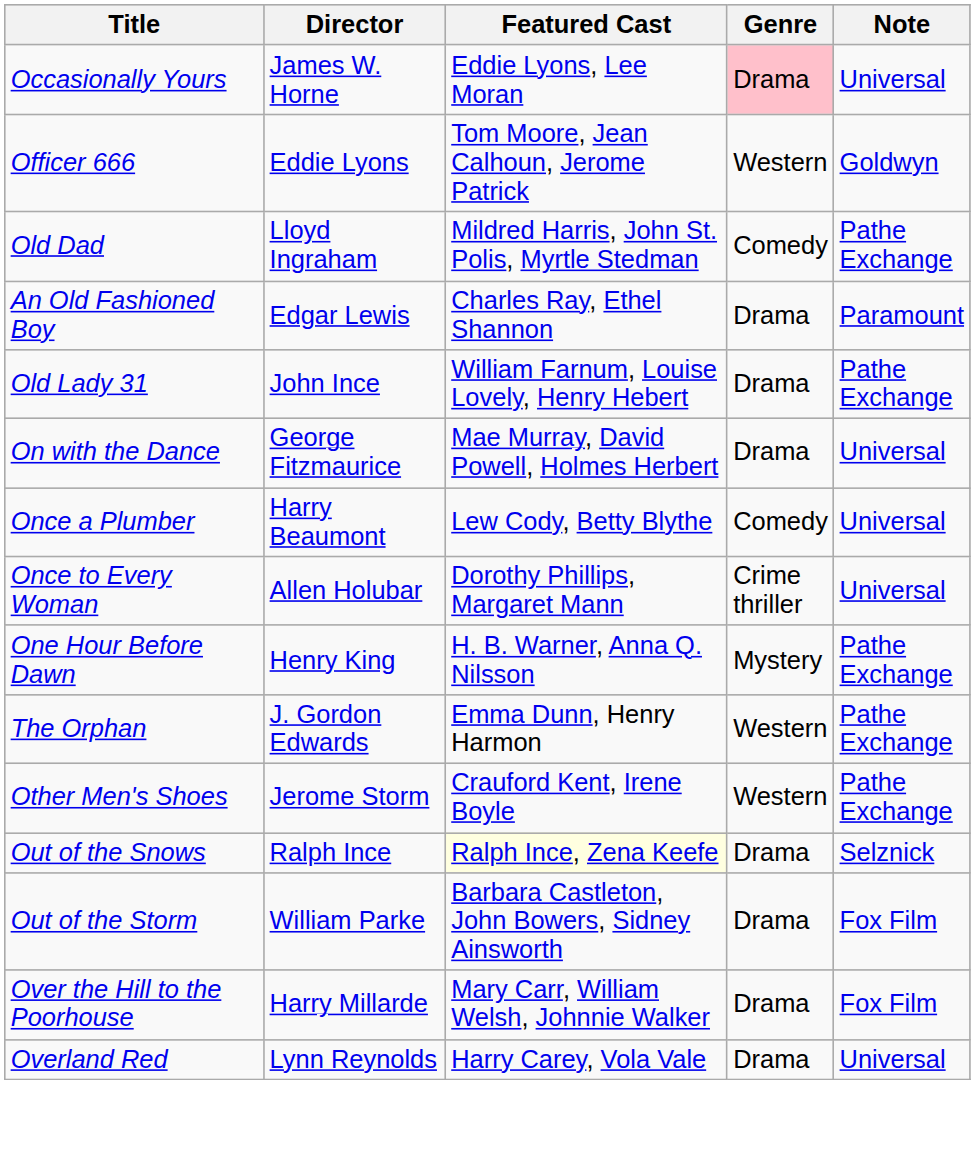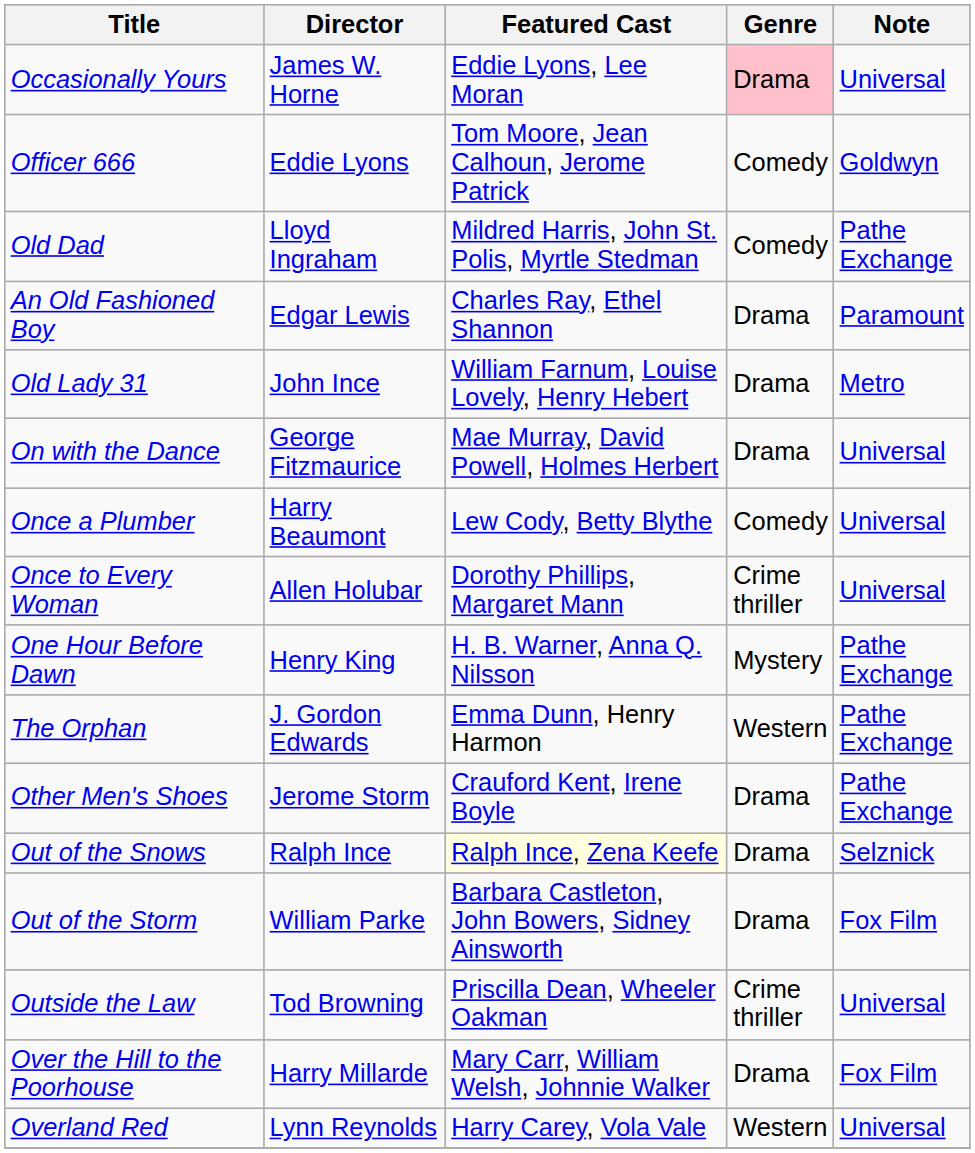(780, 162) Western -> (781, 162) Comedy
(896, 383) Pathe Exchange -> (872, 383) Metro
(780, 797) Western -> (771, 797) Drama
+ row: (103, 1004)
(771, 1059) Drama -> (780, 1128) Western
